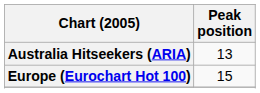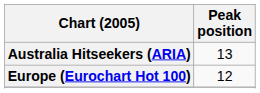(225, 76) 15 -> (225, 76) 12
